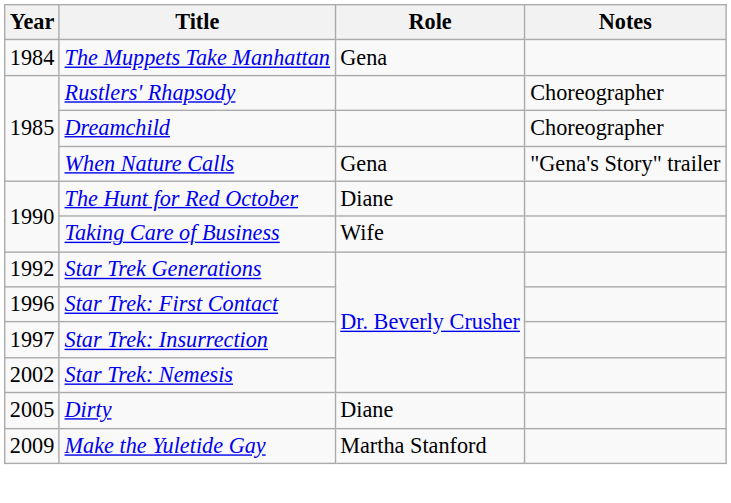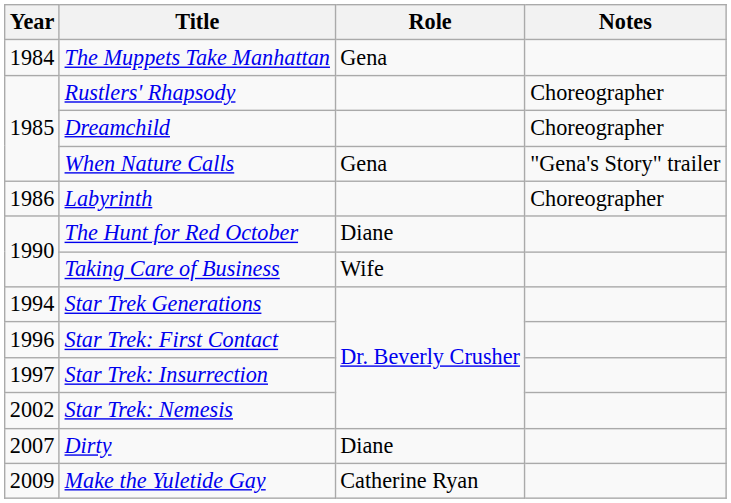+ row: (108, 198)
(32, 269) 1992 -> (32, 304) 1994
(32, 410) 2005 -> (32, 445) 2007
(413, 445) Martha Stanford -> (409, 480) Catherine Ryan
